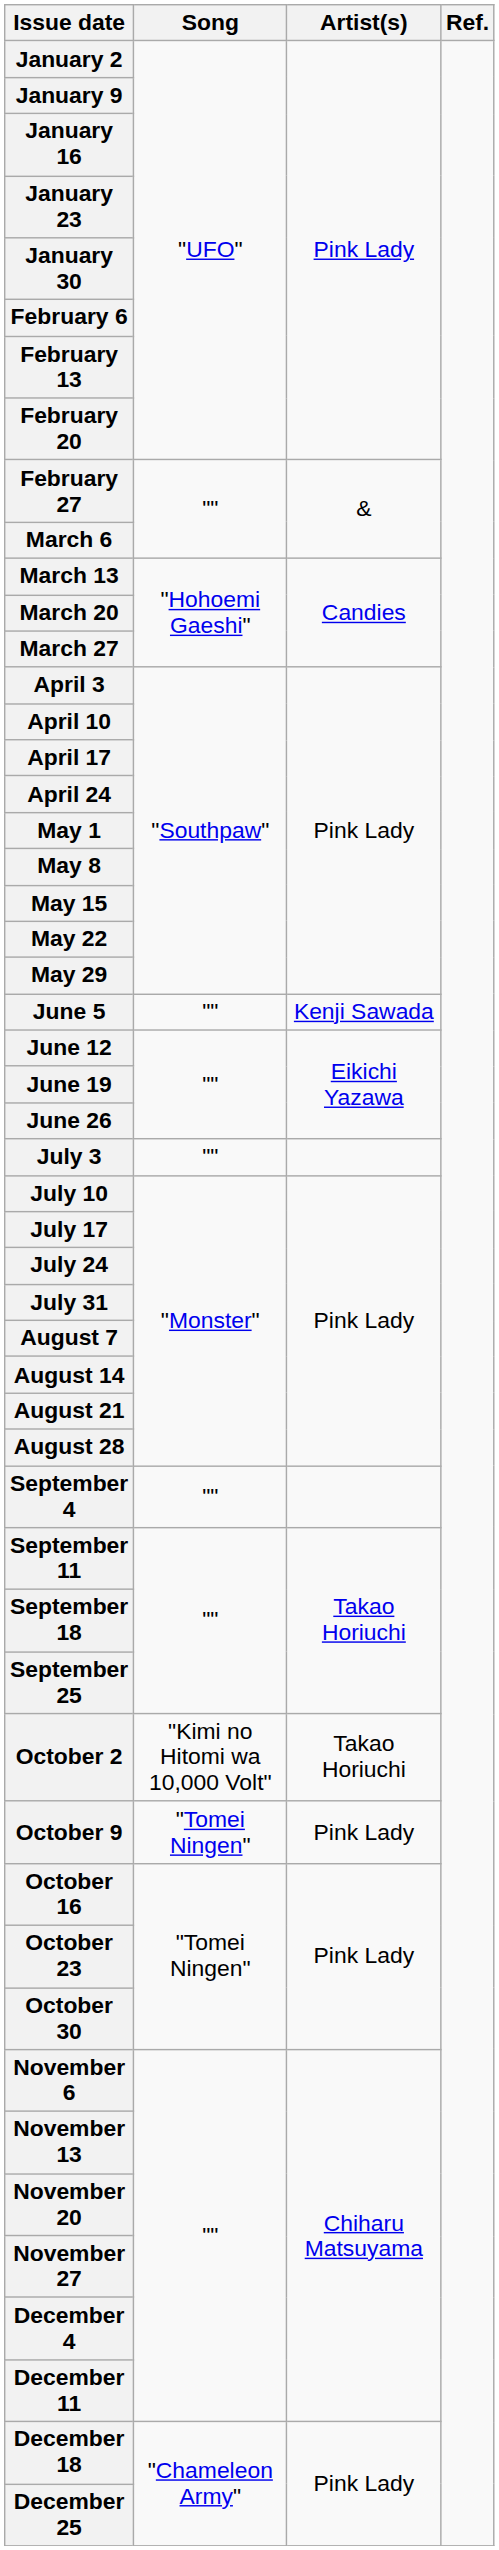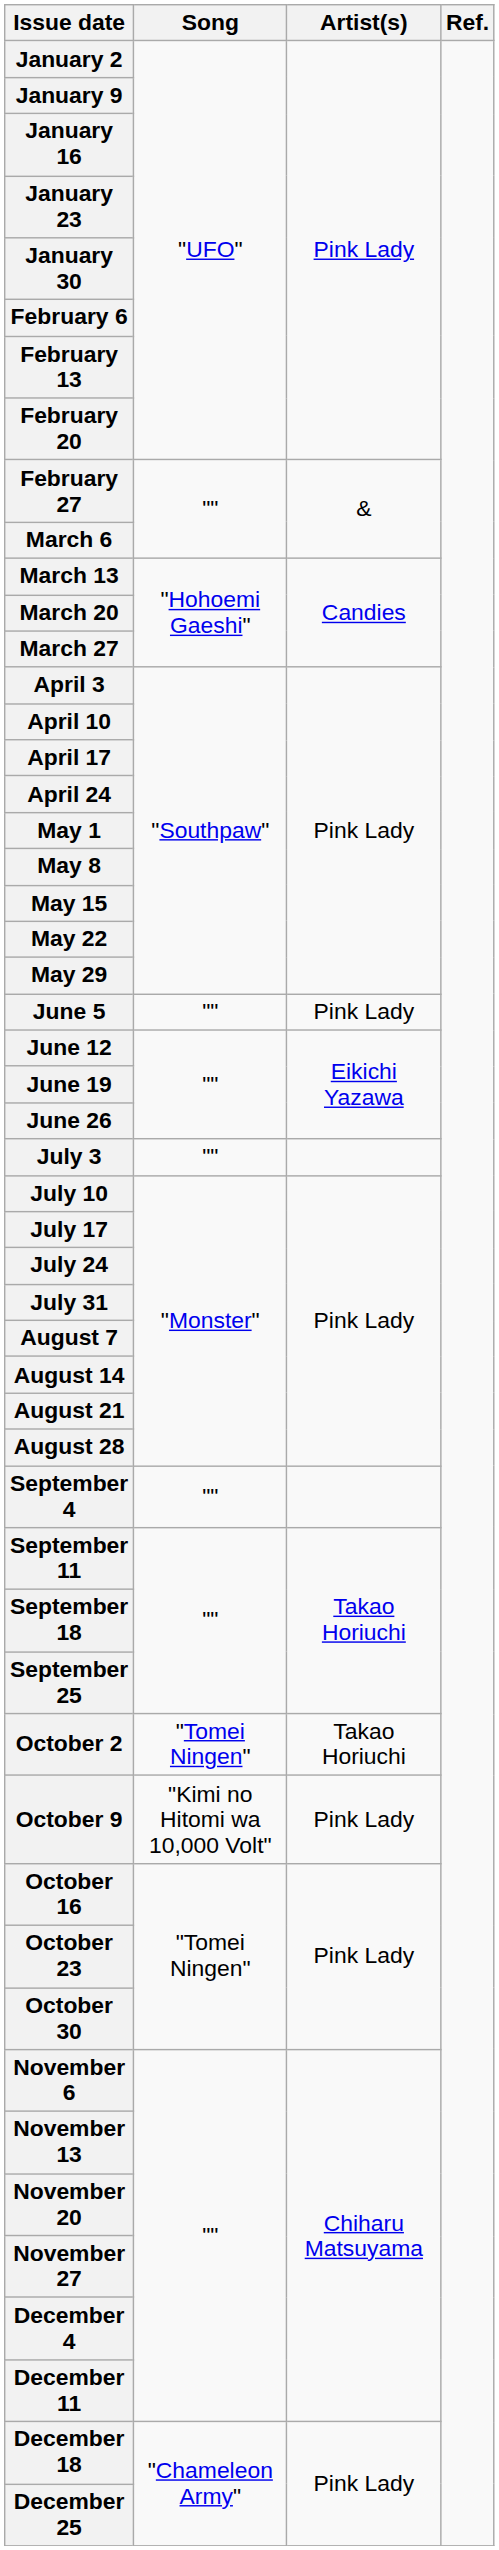(364, 1011) Kenji Sawada -> (364, 1011) Pink Lady
(210, 1757) "Kimi no Hitomi wa 10,000 Volt" -> (210, 1744) "Tomei Ningen"
(210, 1832) "Tomei Ningen" -> (210, 1819) "Kimi no Hitomi wa 10,000 Volt"
